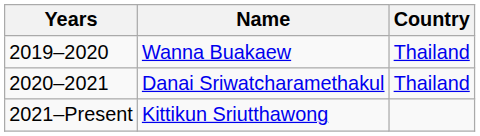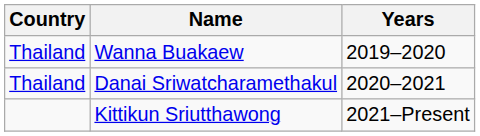columns swapped: (71, 20) <-> (432, 20)
